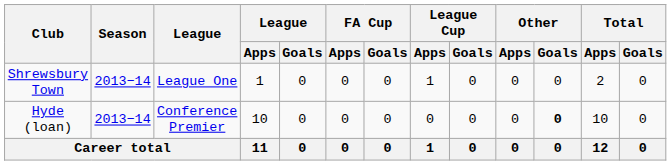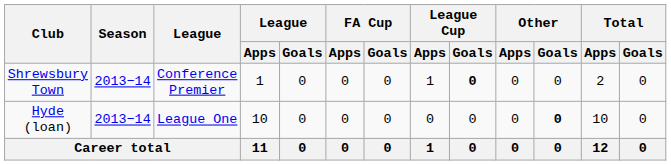(197, 82) League One -> (197, 82) Conference Premier
(473, 82) normal -> (473, 82) bold
(197, 120) Conference Premier -> (197, 120) League One
